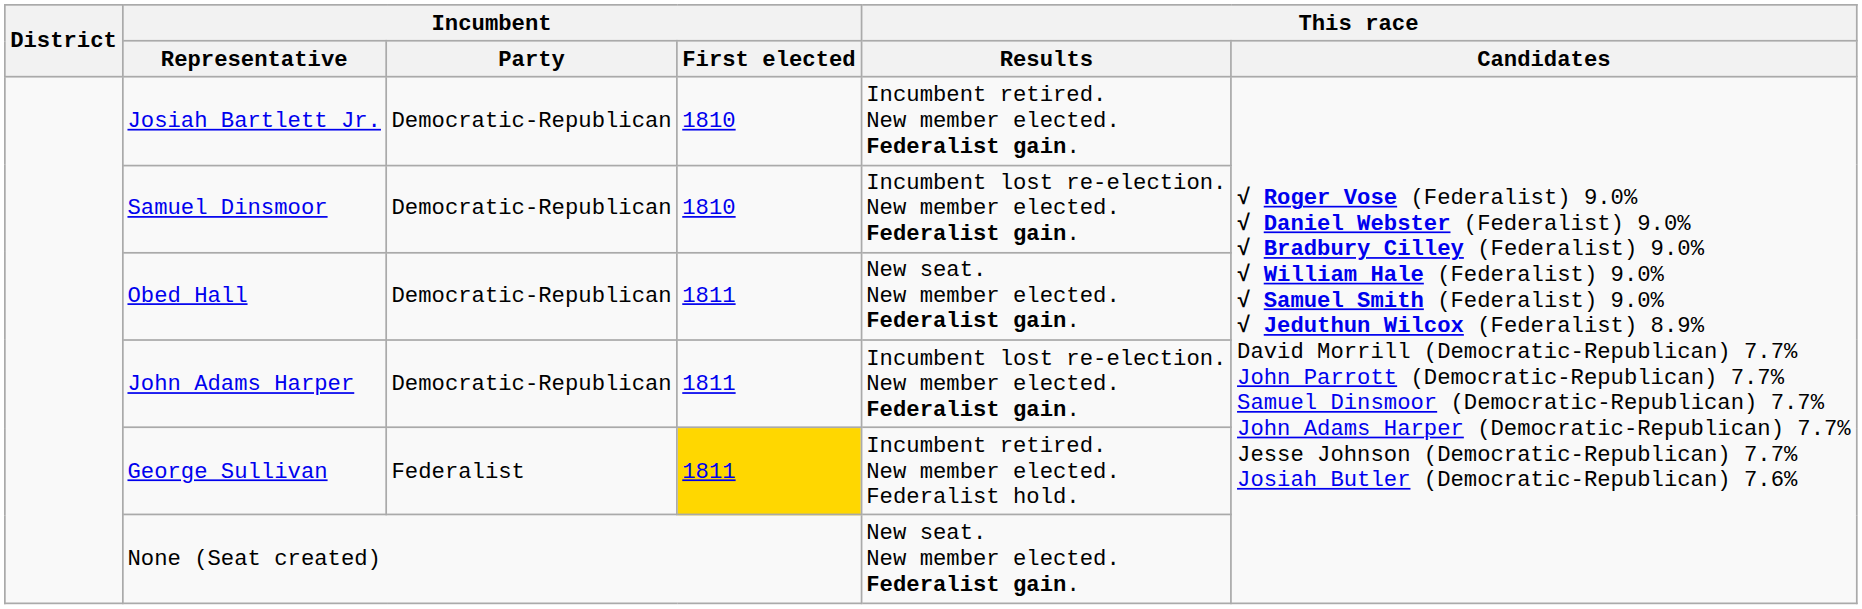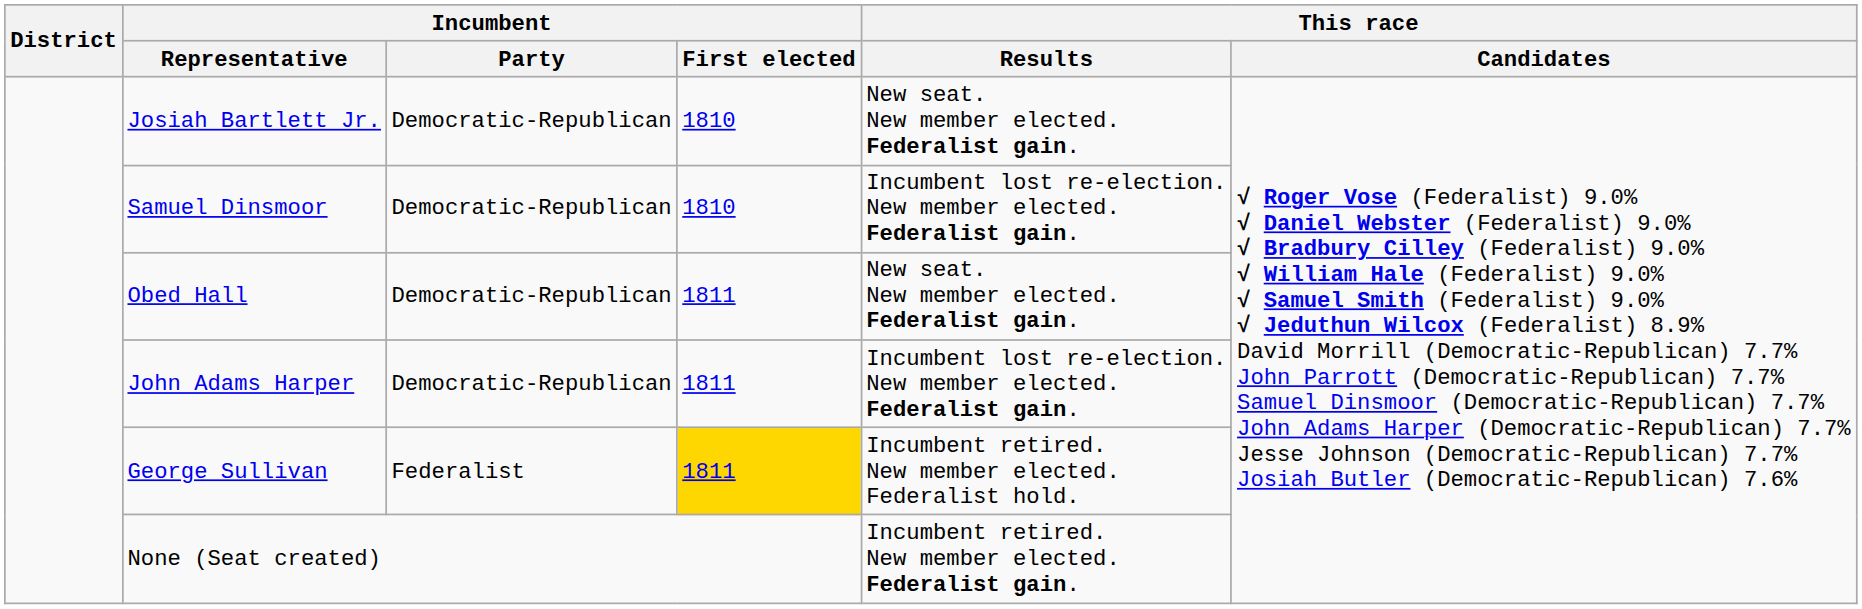(993, 121) Incumbent retired. New member elected. Federalist gain. -> (993, 121) New seat. New member elected. Federalist gain.
(993, 559) New seat. New member elected. Federalist gain. -> (993, 559) Incumbent retired. New member elected. Federalist gain.
